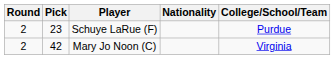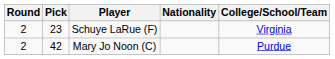(274, 29) Purdue -> (274, 29) Virginia
(274, 46) Virginia -> (274, 46) Purdue
